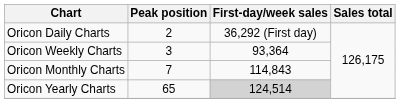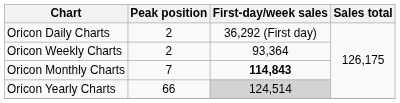(169, 51) 3 -> (169, 51) 2
(270, 70) normal -> (270, 70) bold
(169, 88) 65 -> (169, 88) 66
